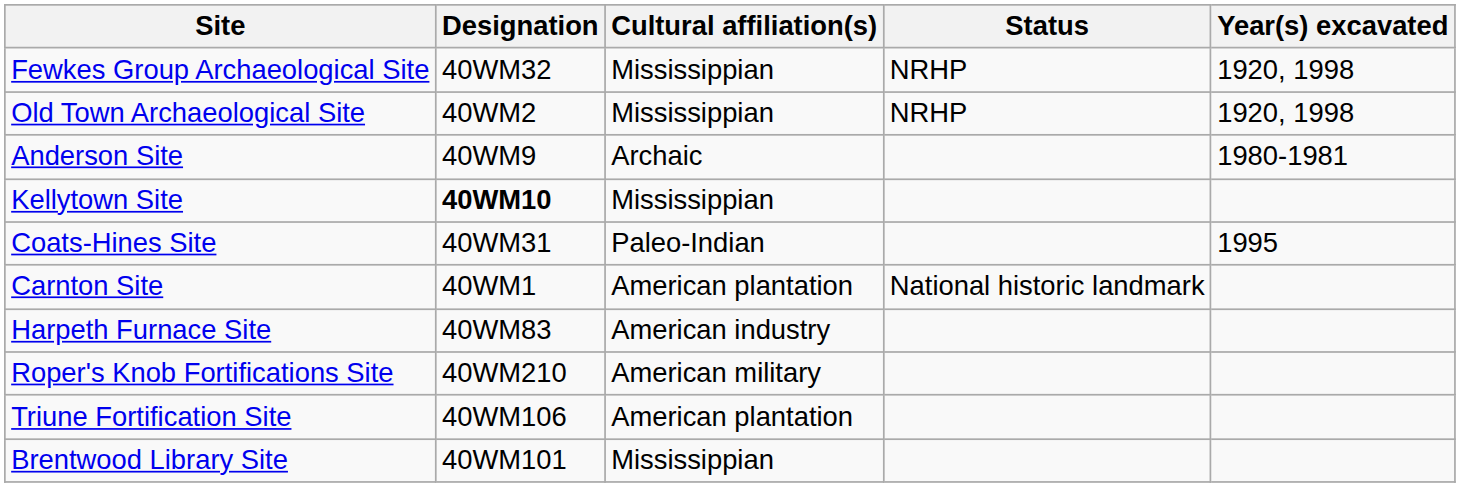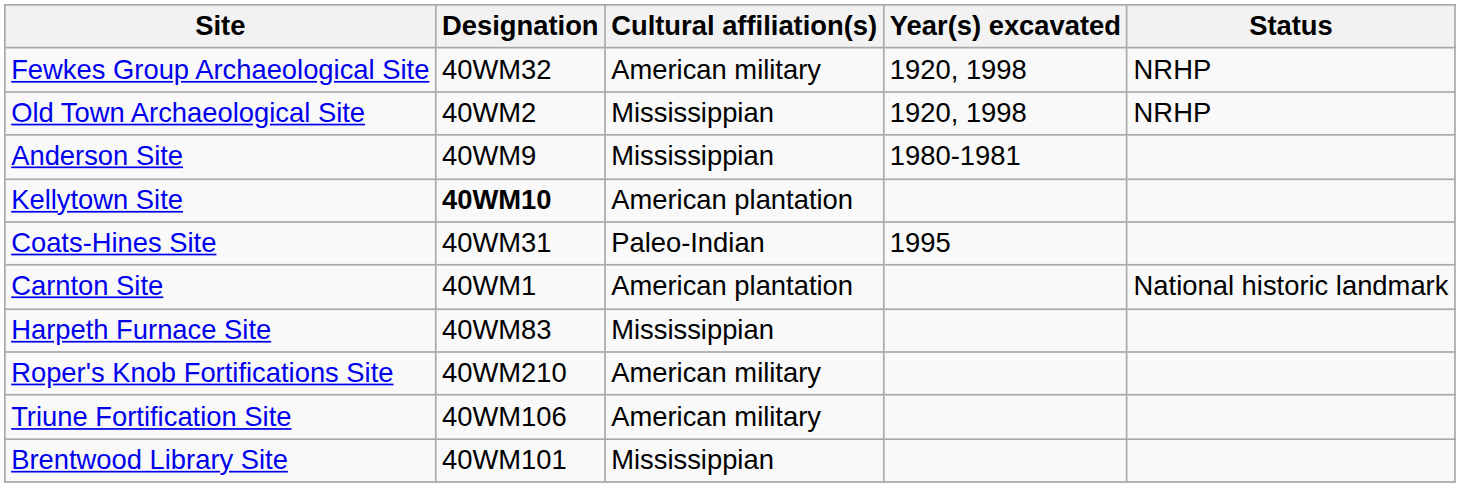columns swapped: (1333, 26) <-> (1047, 26)
(693, 69) Mississippian -> (716, 69) American military
(657, 156) Archaic -> (693, 156) Mississippian
(693, 199) Mississippian -> (732, 199) American plantation
(721, 329) American industry -> (693, 329) Mississippian
(732, 416) American plantation -> (716, 416) American military
